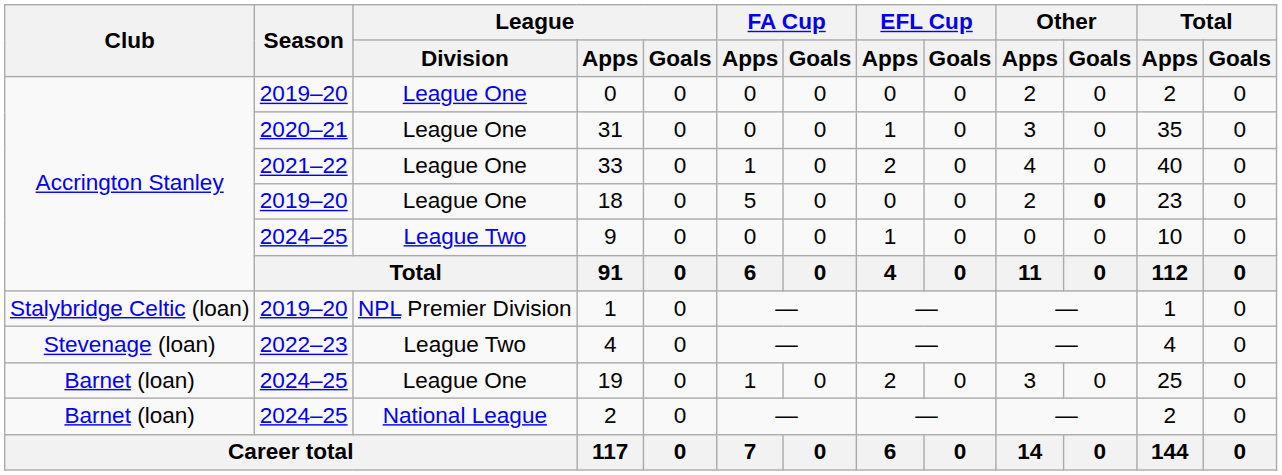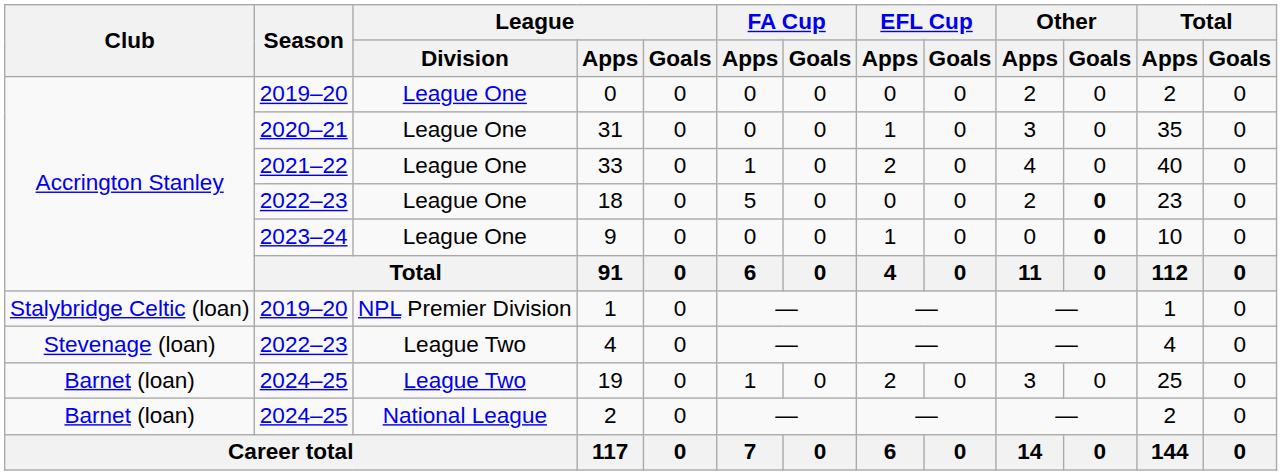(304, 201) 2019–20 -> (304, 201) 2022–23
(304, 237) 2024–25 -> (304, 237) 2023–24
(465, 237) League Two -> (465, 237) League One
(1100, 237) normal -> (1100, 237) bold
(465, 380) League One -> (465, 380) League Two
